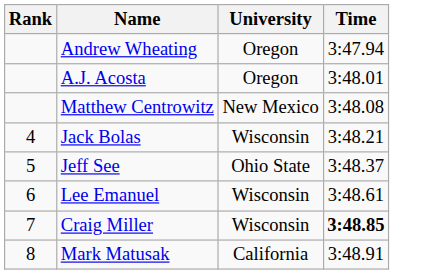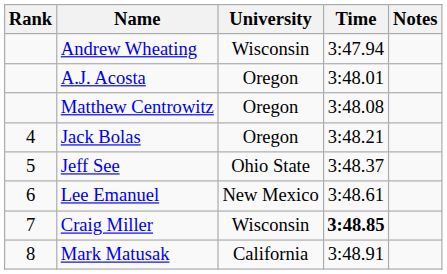+ column: (415, 19)
(271, 48) Oregon -> (271, 48) Wisconsin
(271, 107) New Mexico -> (271, 107) Oregon
(271, 136) Wisconsin -> (271, 136) Oregon
(271, 195) Wisconsin -> (271, 195) New Mexico
